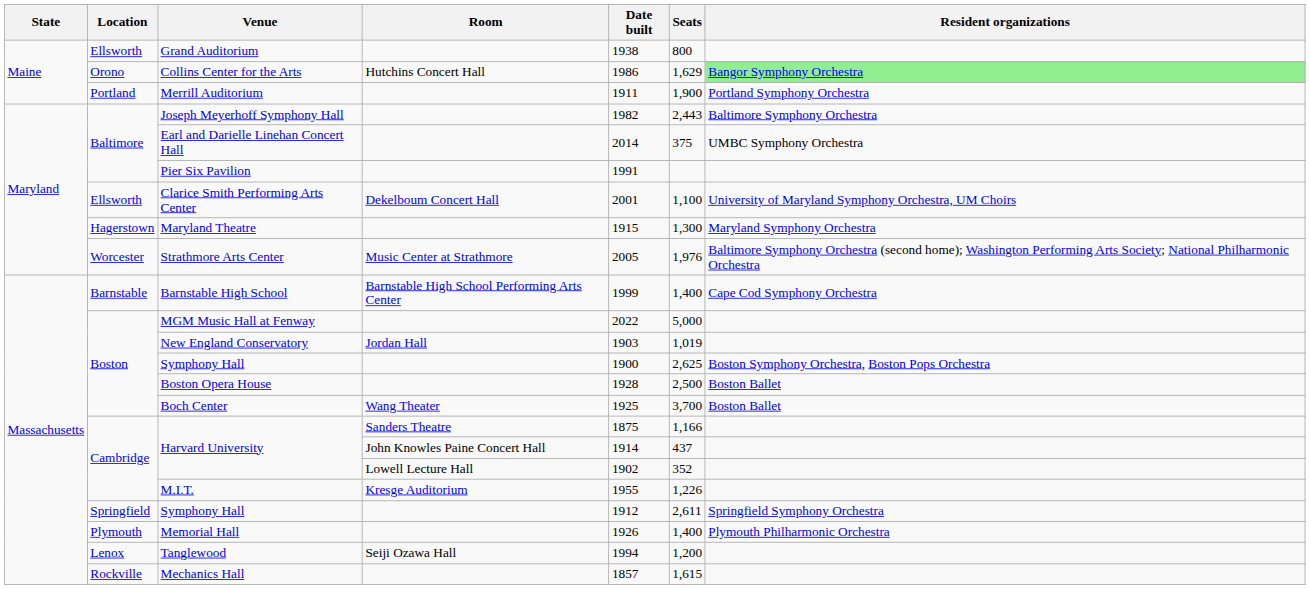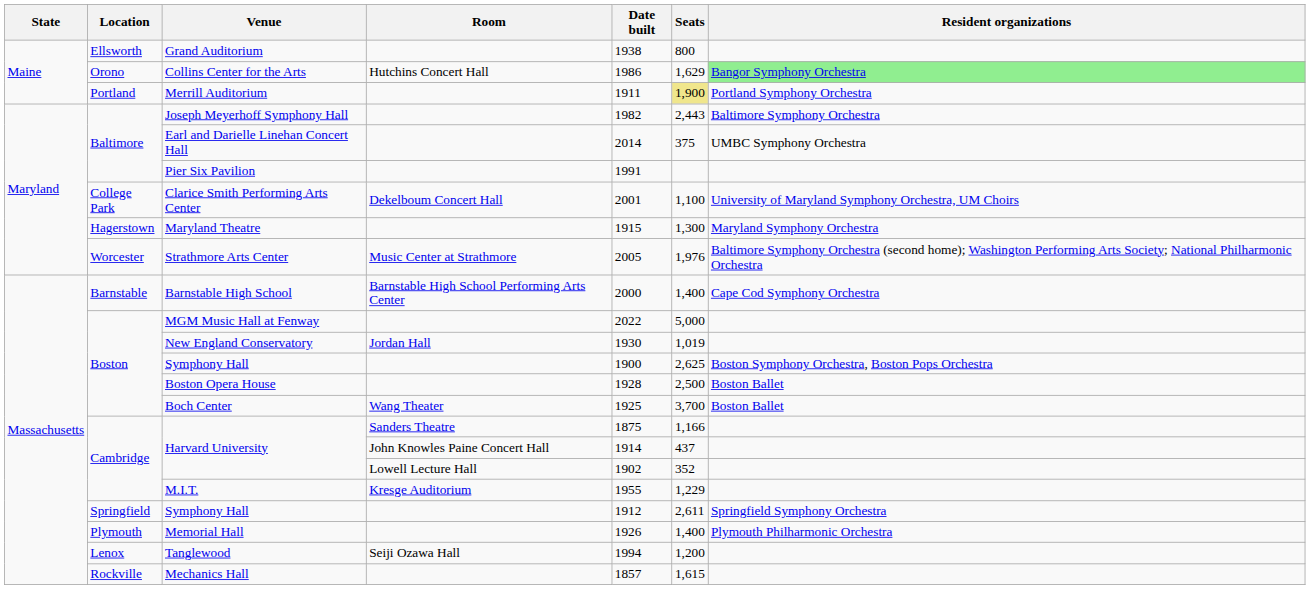(687, 93) no background -> (690, 93) khaki background
(116, 199) Ellsworth -> (111, 199) College Park
(625, 292) 1999 -> (628, 292) 2000
(625, 342) 1903 -> (628, 342) 1930
(687, 489) 1,226 -> (690, 489) 1,229
